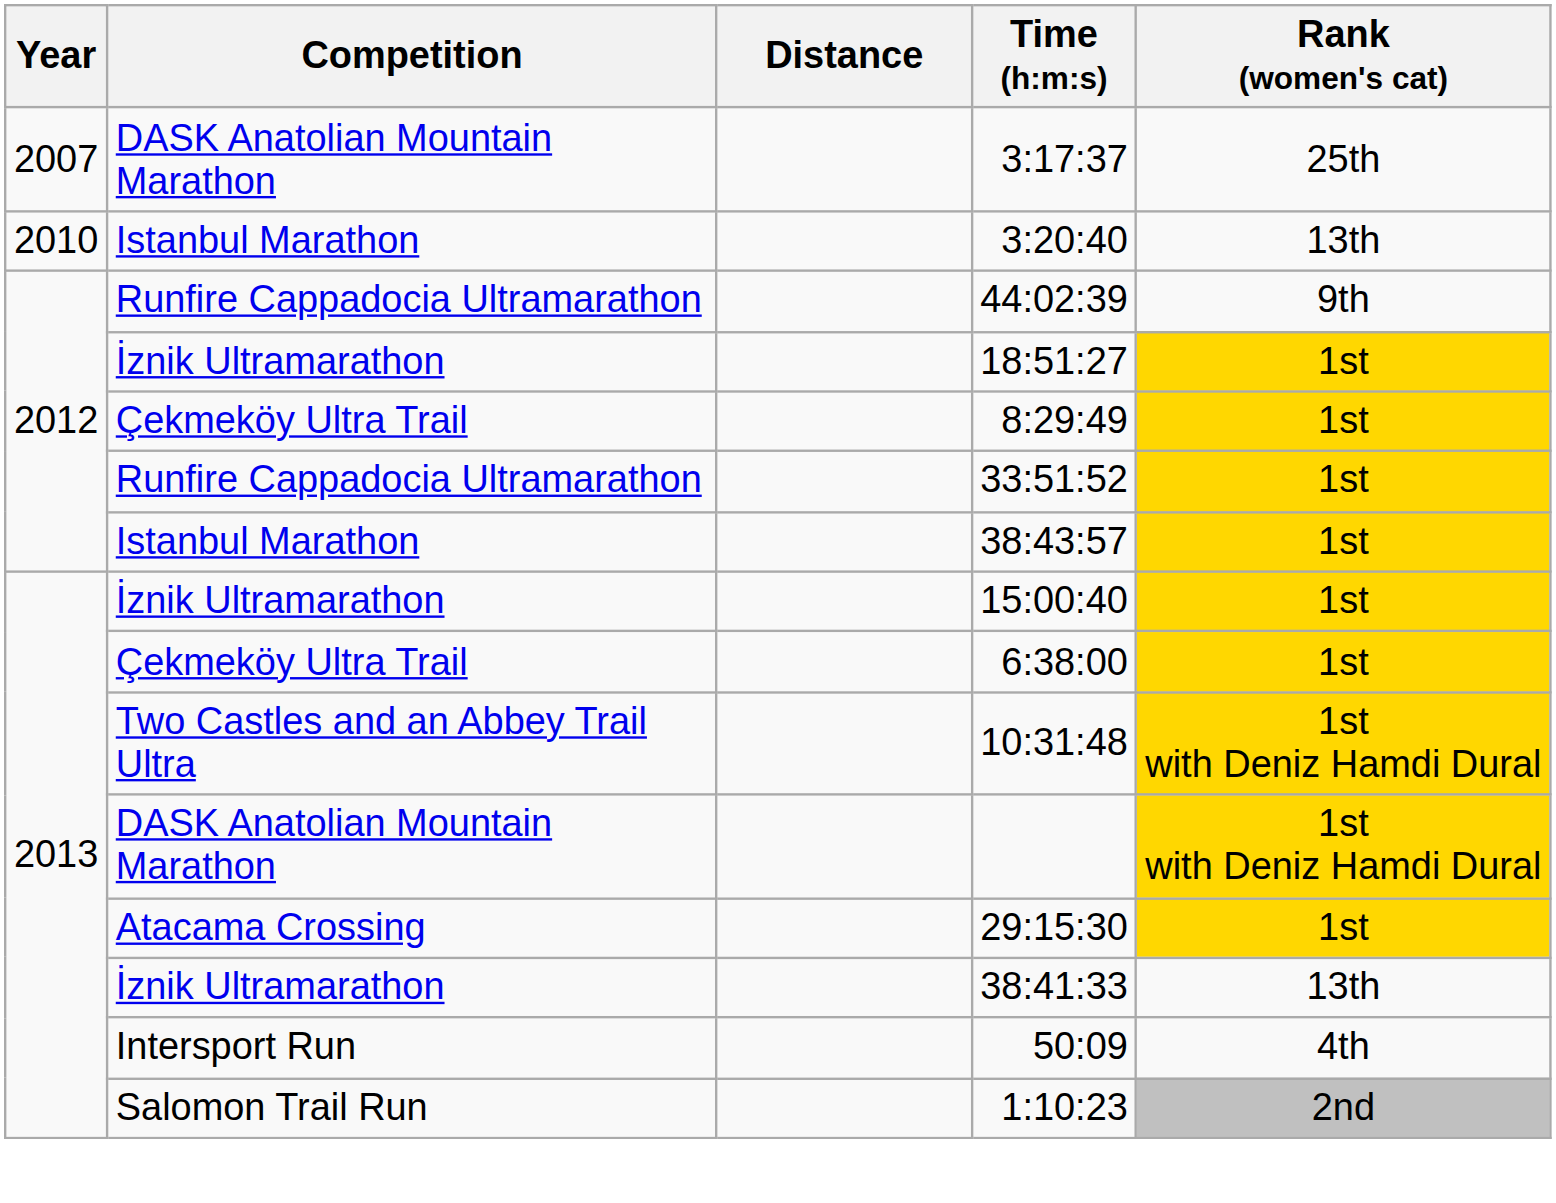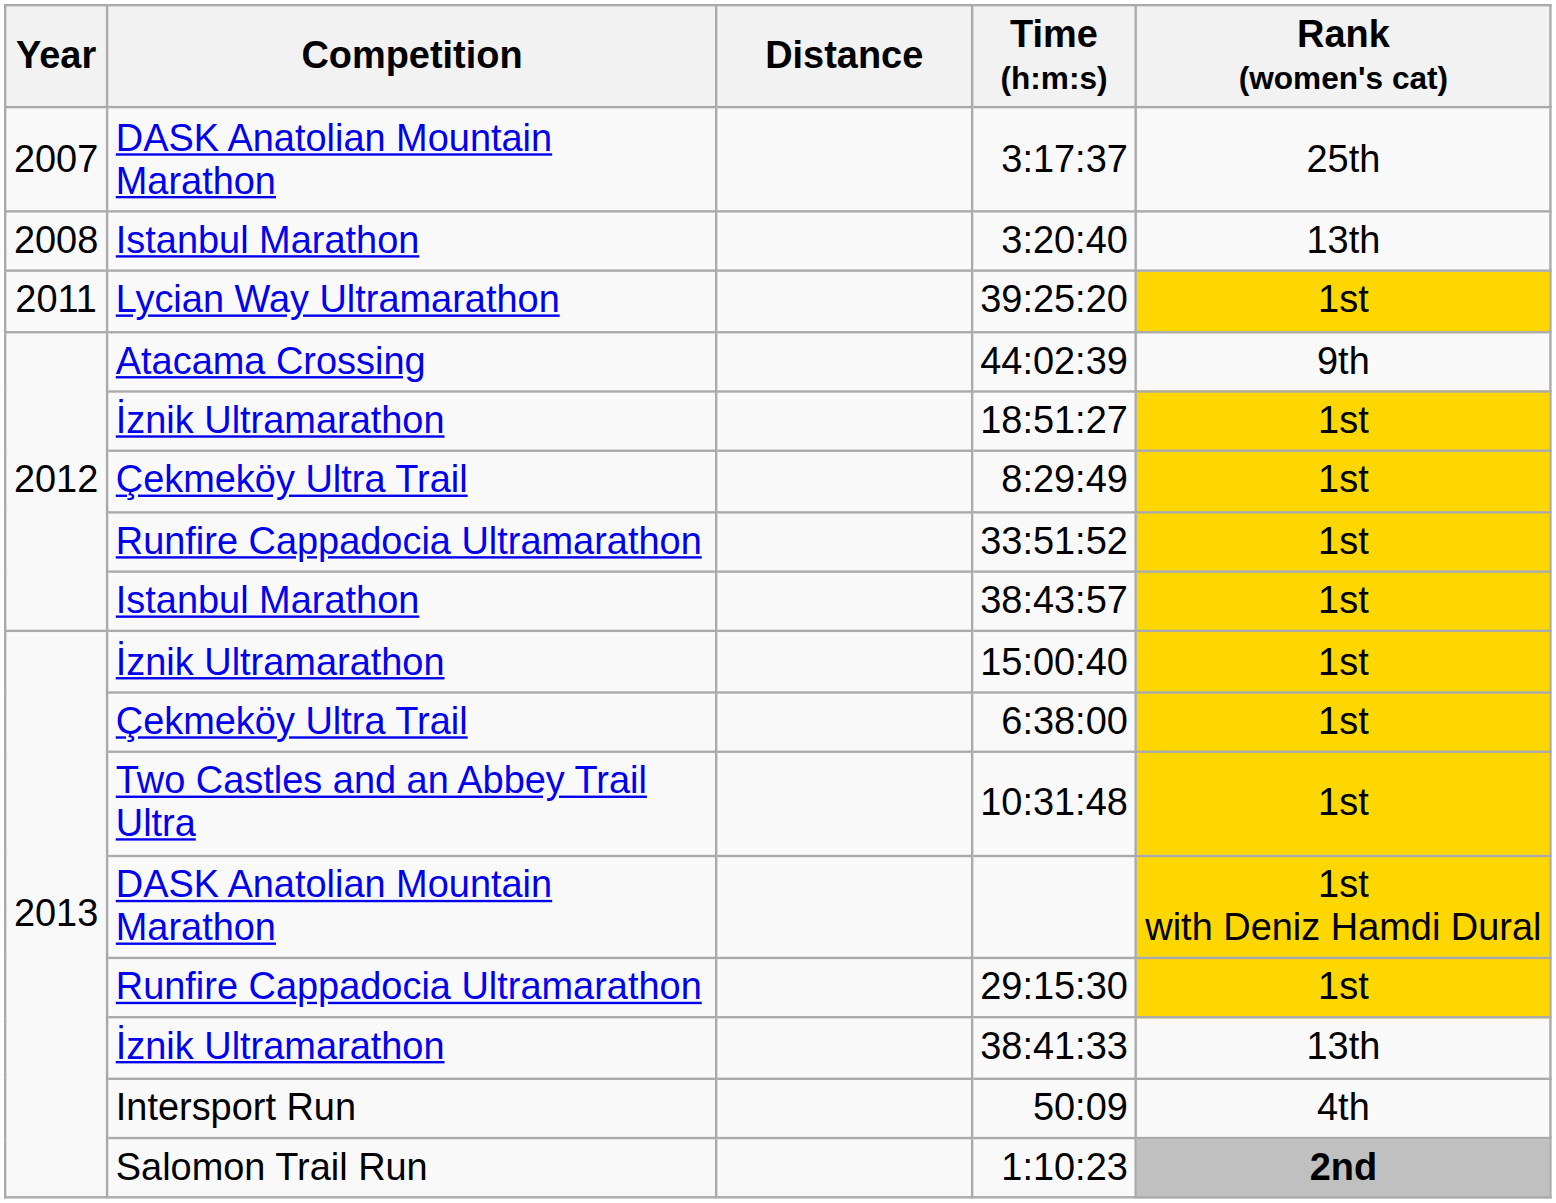(56, 240) 2010 -> (56, 240) 2008
+ row: (1054, 300)
(409, 300) Runfire Cappadocia Ultramarathon -> (271, 360) Atacama Crossing
(1343, 742) 1st with Deniz Hamdi Dural -> (1343, 802) 1st
(271, 926) Atacama Crossing -> (409, 987) Runfire Cappadocia Ultramarathon
(1343, 1107) normal -> (1343, 1167) bold
